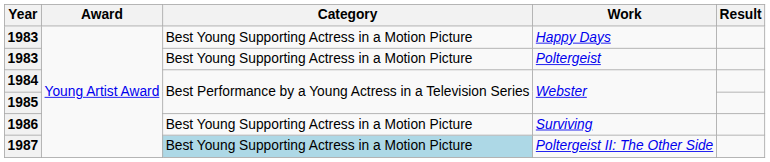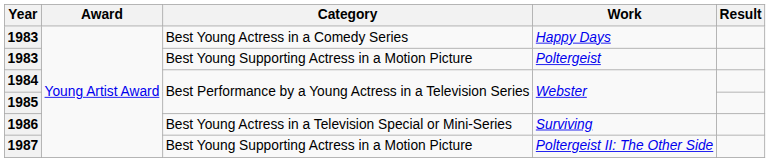(319, 37) Best Young Supporting Actress in a Motion Picture -> (287, 37) Best Young Actress in a Comedy Series
(319, 124) Best Young Supporting Actress in a Motion Picture -> (339, 124) Best Young Actress in a Television Special or Mini-Series
(319, 146) lightblue background -> (319, 146) no background
